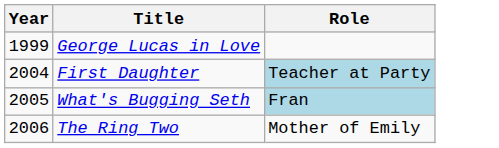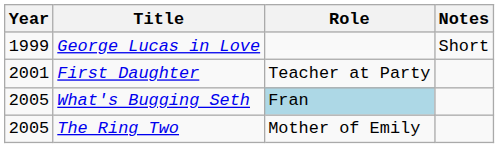+ column: (464, 18)
(29, 74) 2004 -> (29, 74) 2001
(349, 74) lightblue background -> (349, 74) no background
(29, 129) 2006 -> (29, 129) 2005
